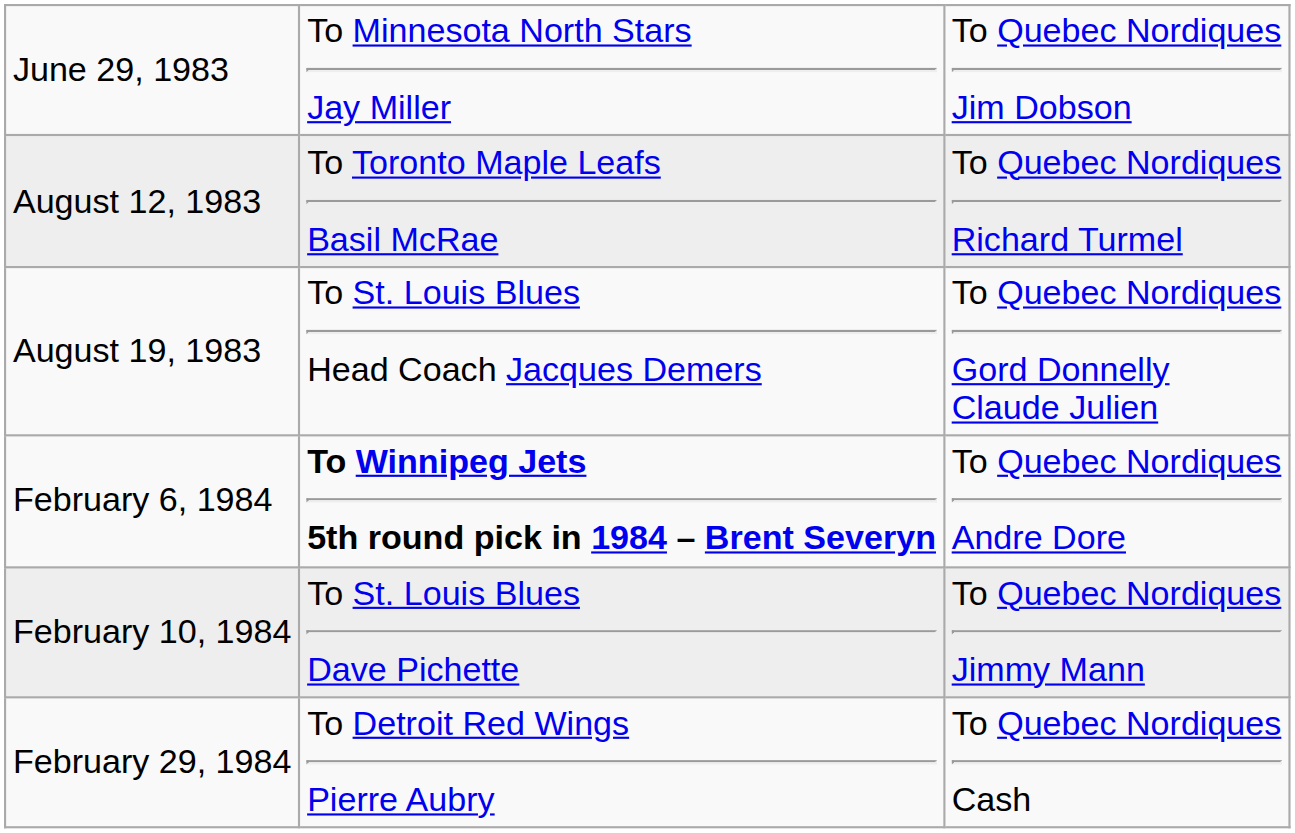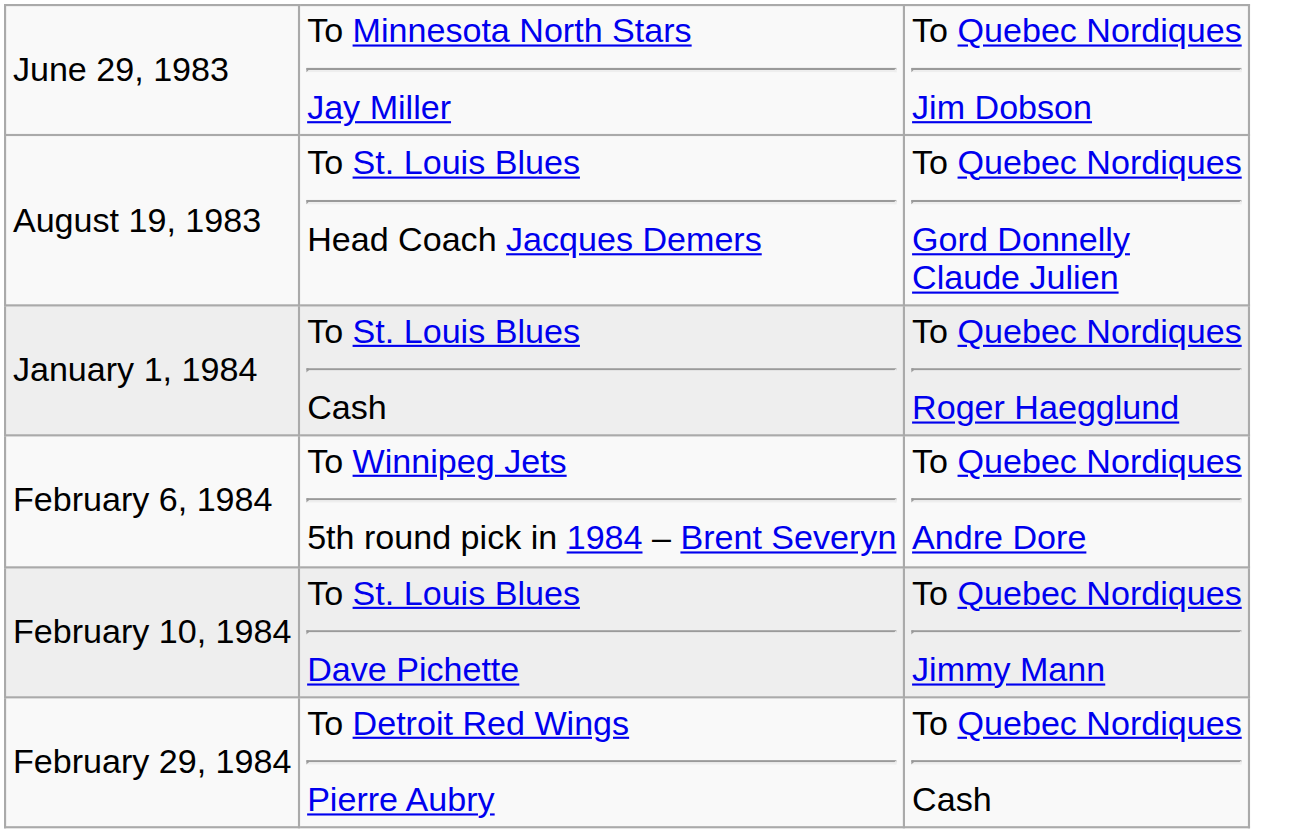- row: (137, 200)
+ row: (135, 369)
(622, 500) bold -> (602, 500) normal
